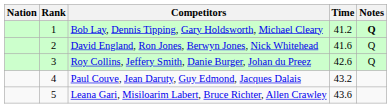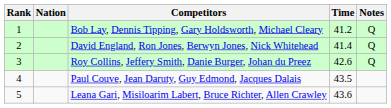columns swapped: (54, 12) <-> (22, 12)
(372, 29) bold -> (372, 29) normal
(343, 45) 41.6 -> (343, 45) 41.4
(343, 78) 43.2 -> (343, 78) 43.5
